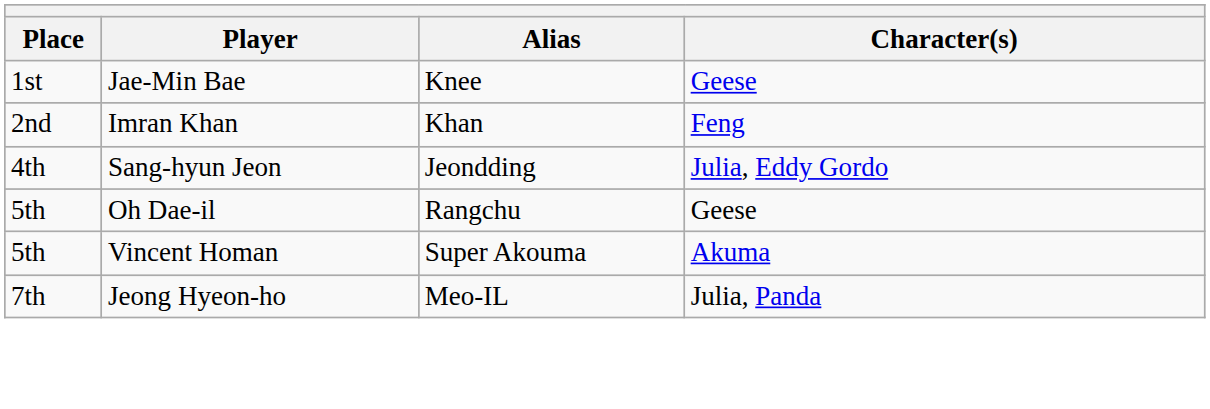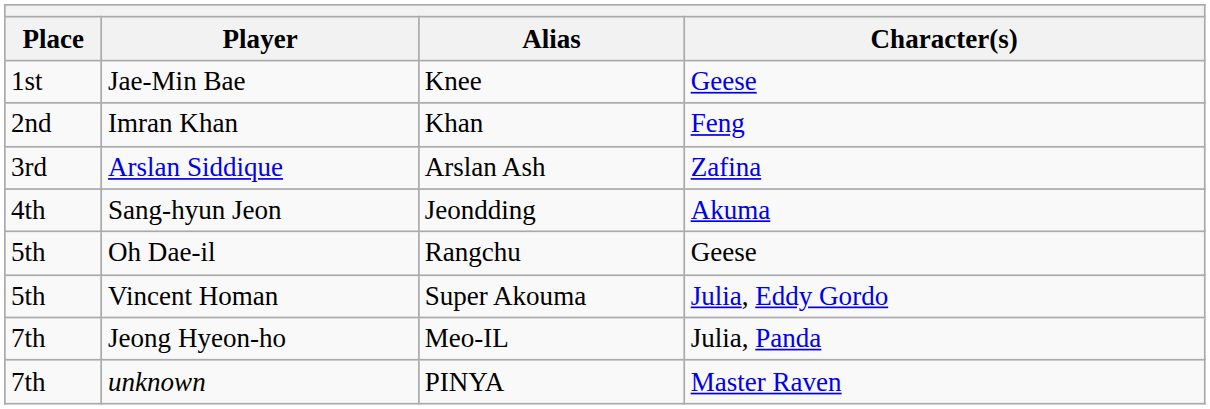+ row: (196, 167)
(789, 167) Julia, Eddy Gordo -> (730, 209) Akuma
(730, 252) Akuma -> (789, 295) Julia, Eddy Gordo
+ row: (157, 381)
